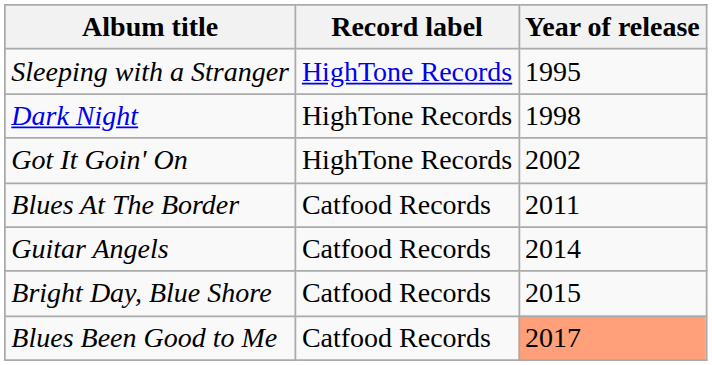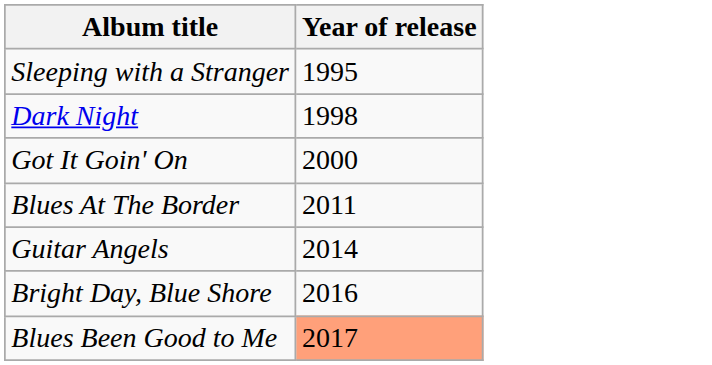- column: (407, 26)
(553, 159) 2002 -> (330, 159) 2000
(553, 293) 2015 -> (330, 293) 2016
